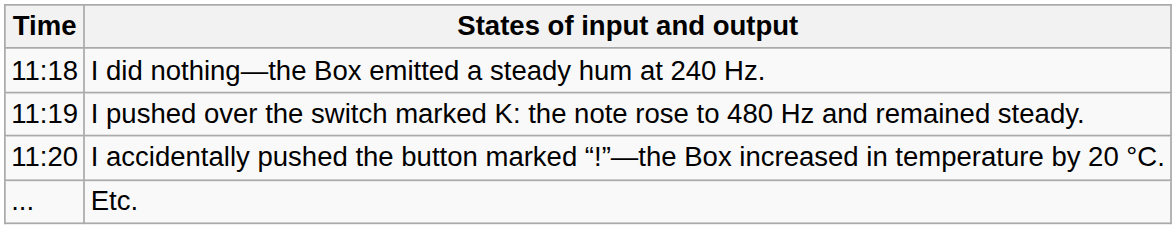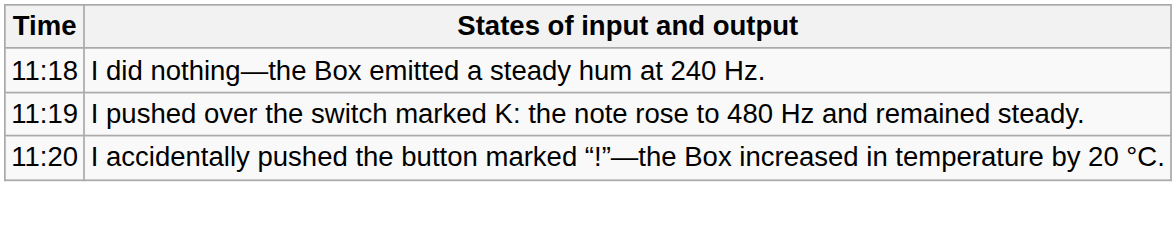- row: (114, 200)
